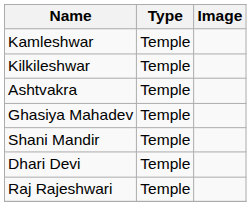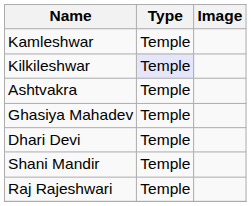(165, 66) no background -> (165, 66) lavender background
rows swapped: (54, 139) <-> (44, 164)
